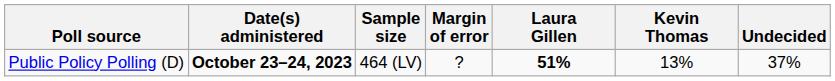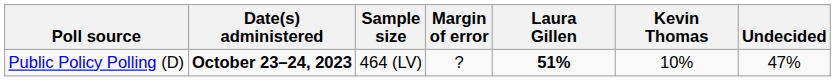(677, 63) 13% -> (677, 63) 10%
(784, 63) 37% -> (784, 63) 47%
